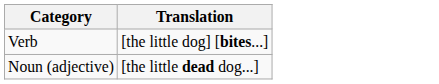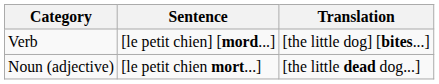+ column: (198, 16)
